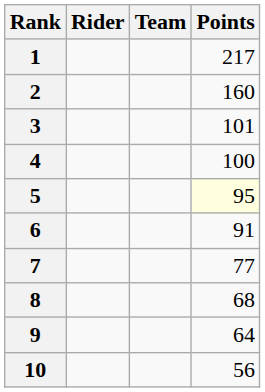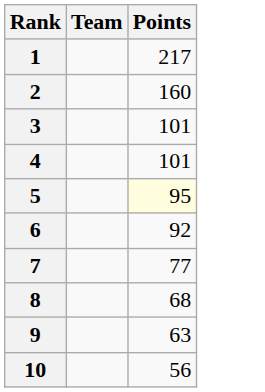- column: (98, 21)
(238, 160) 100 -> (175, 160) 101
(244, 230) 91 -> (180, 230) 92
(244, 334) 64 -> (180, 334) 63
